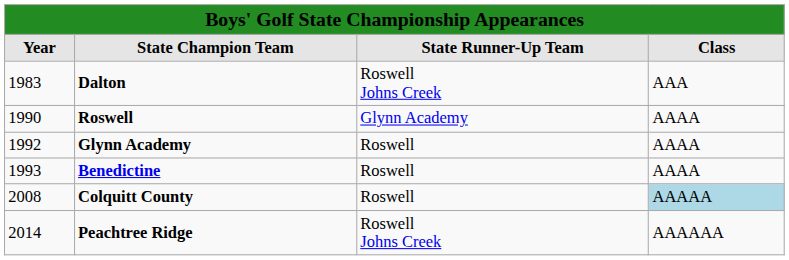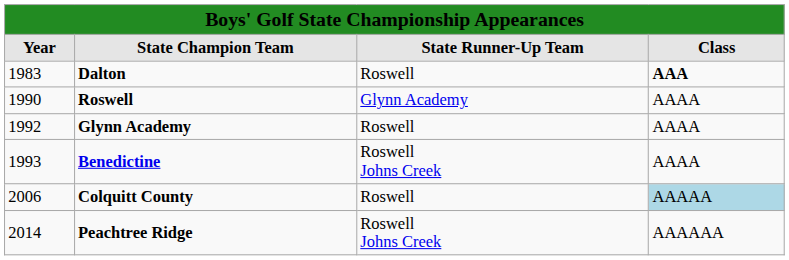(401, 83) Roswell Johns Creek -> (387, 73) Roswell
(670, 83) normal -> (670, 73) bold
(387, 170) Roswell -> (401, 161) Roswell Johns Creek
(25, 197) 2008 -> (25, 197) 2006
